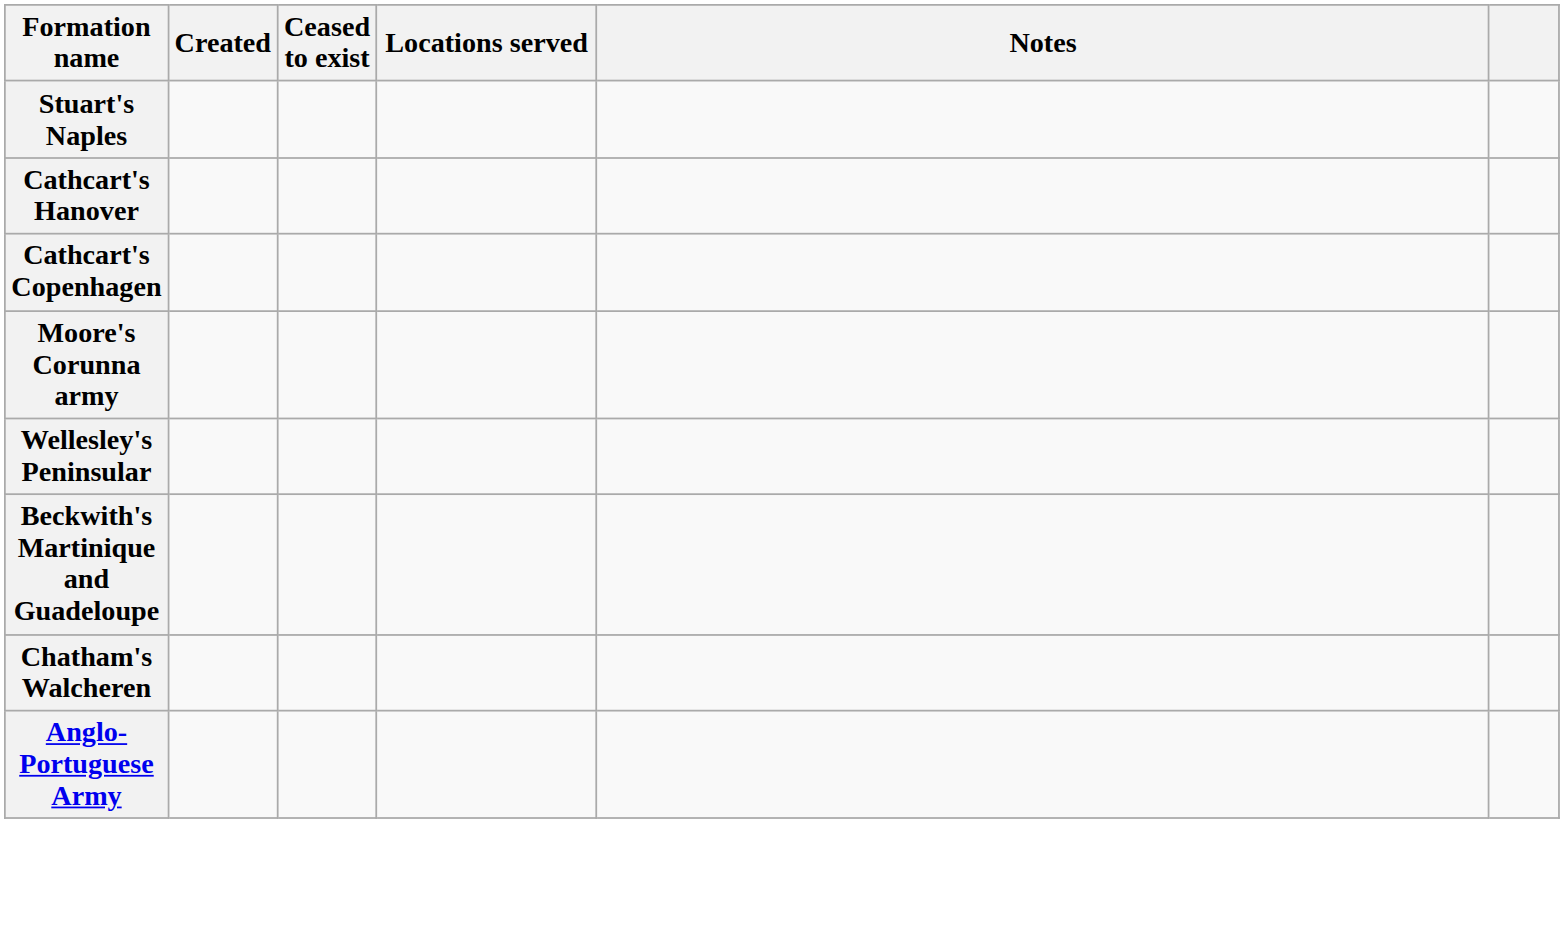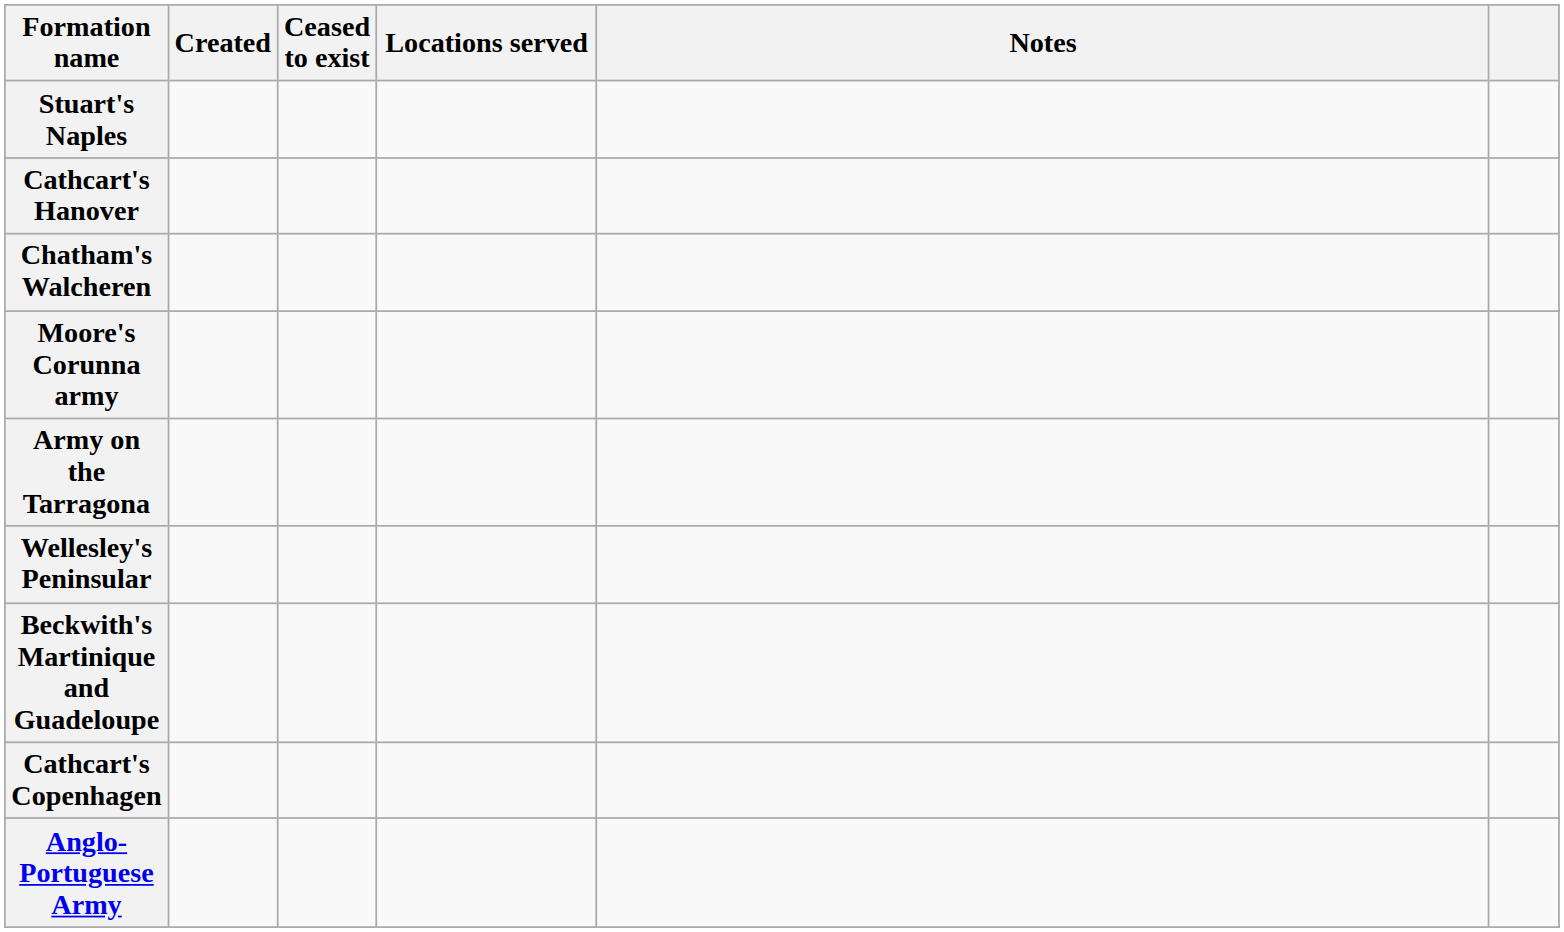rows swapped: (86, 271) <-> (86, 672)
+ row: (86, 471)
